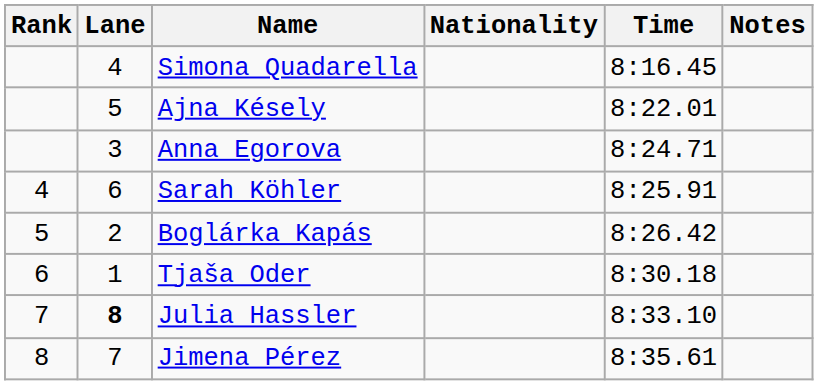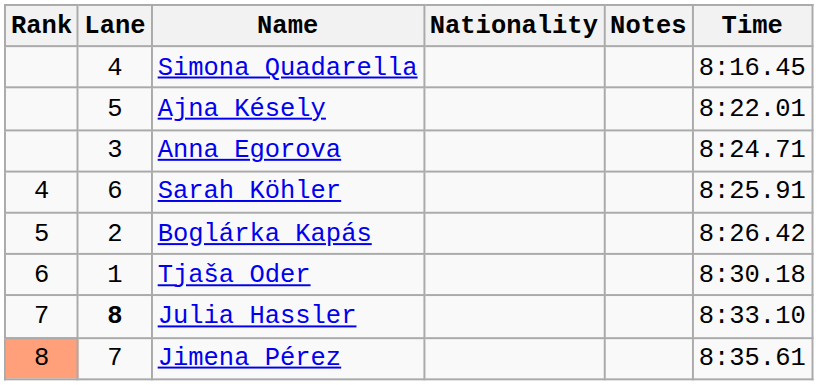columns swapped: (664, 26) <-> (767, 26)
(42, 358) no background -> (42, 358) lightsalmon background
